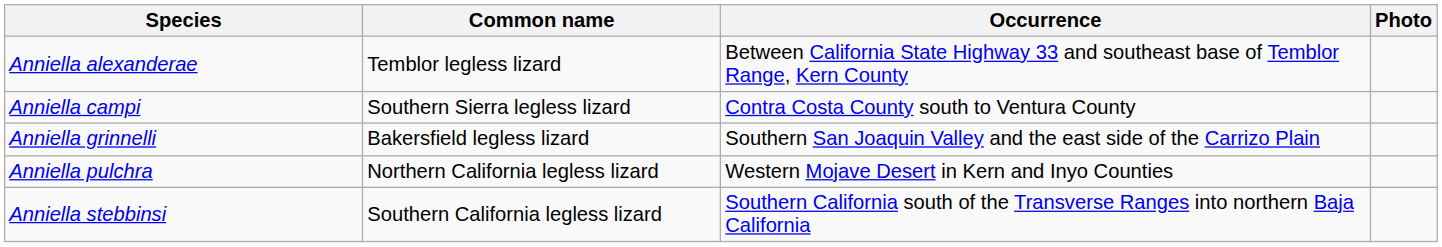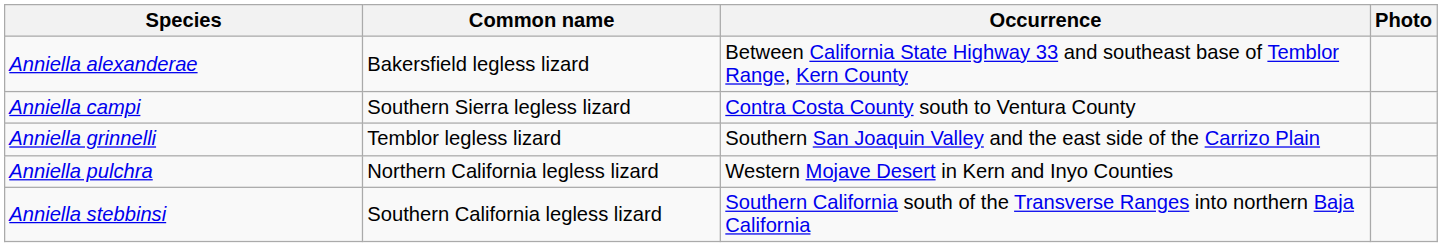(464, 63) Temblor legless lizard -> (478, 63) Bakersfield legless lizard
(478, 139) Bakersfield legless lizard -> (464, 139) Temblor legless lizard
